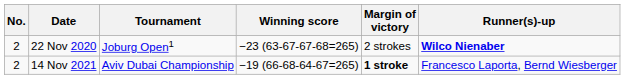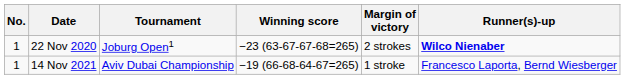(16, 46) 2 -> (16, 46) 1
(16, 66) 2 -> (16, 66) 1
(386, 66) bold -> (384, 66) normal
